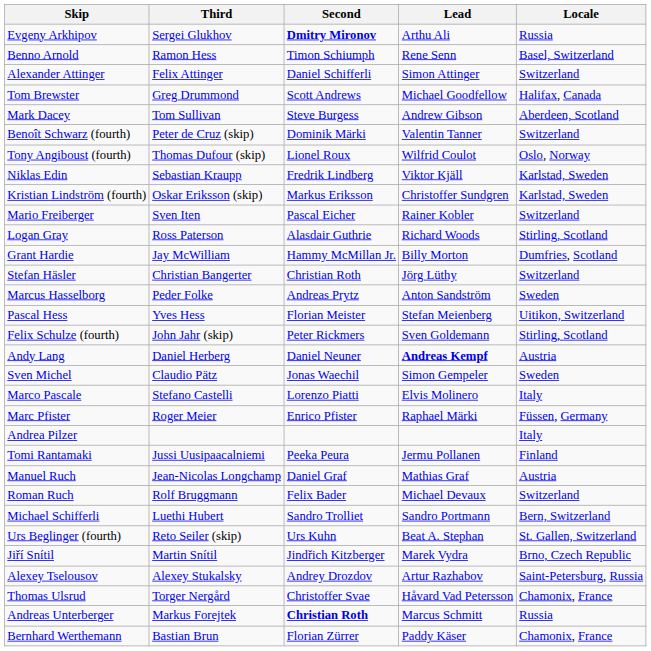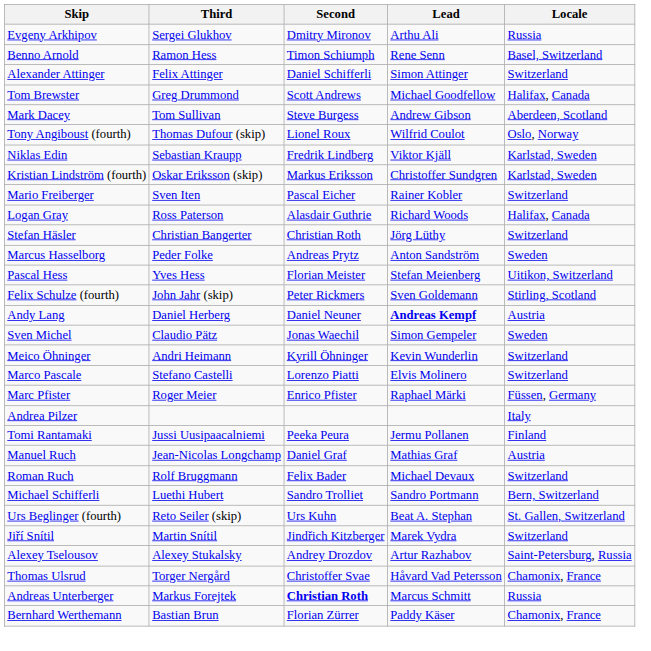(331, 34) bold -> (329, 34) normal
- row: (69, 134)
(563, 235) Stirling, Scotland -> (549, 214) Halifax, Canada
- row: (40, 255)
+ row: (49, 355)
(531, 395) Italy -> (538, 375) Switzerland
(575, 555) Brno, Czech Republic -> (538, 535) Switzerland
